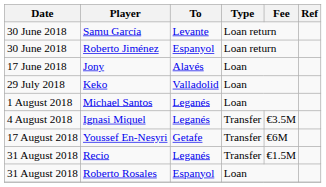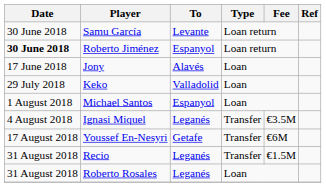(37, 48) normal -> (38, 48) bold
(191, 102) Leganés -> (193, 102) Espanyol
(193, 173) Espanyol -> (191, 173) Leganés
